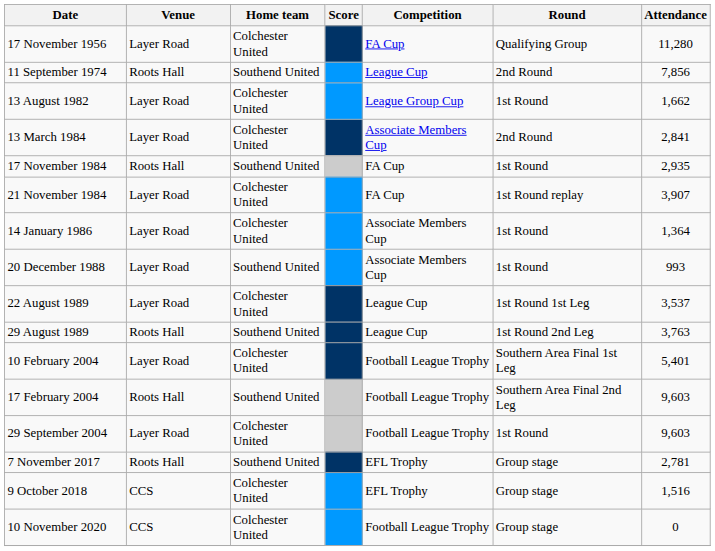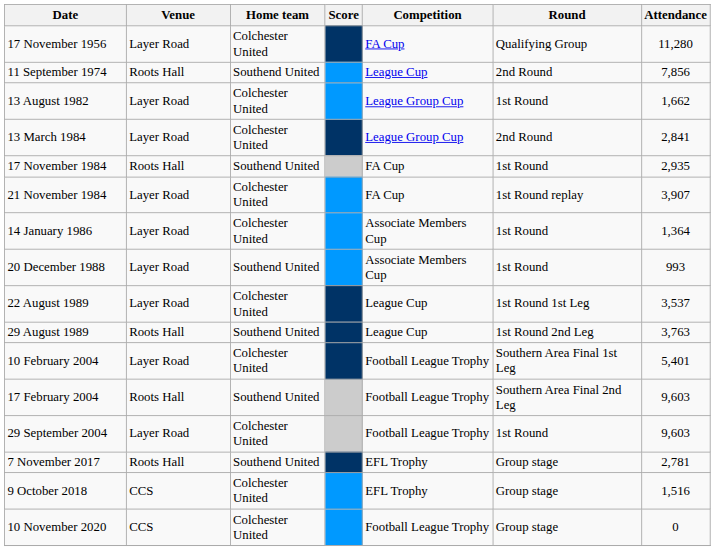(416, 137) Associate Members Cup -> (414, 137) League Group Cup
